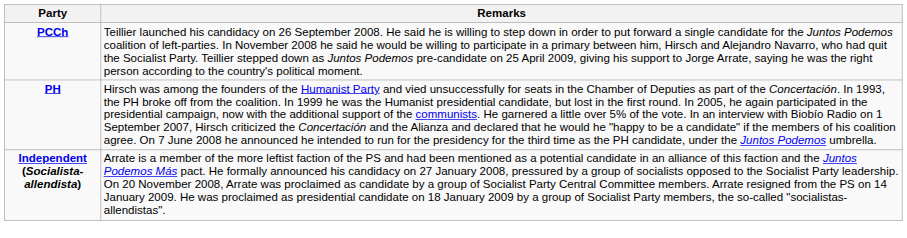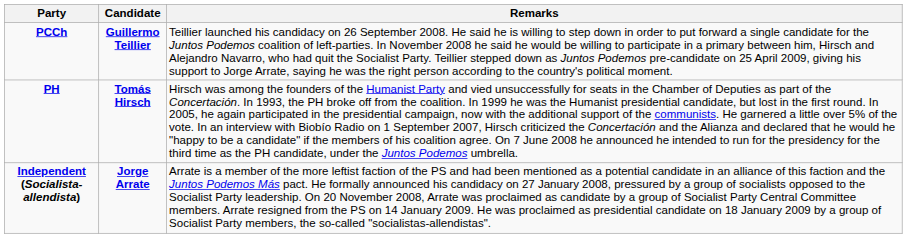+ column: (133, 13)
